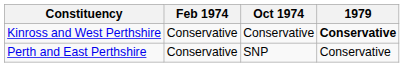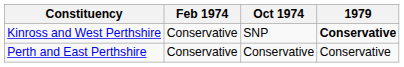(279, 33) Conservative -> (256, 33) SNP
(256, 52) SNP -> (279, 52) Conservative
